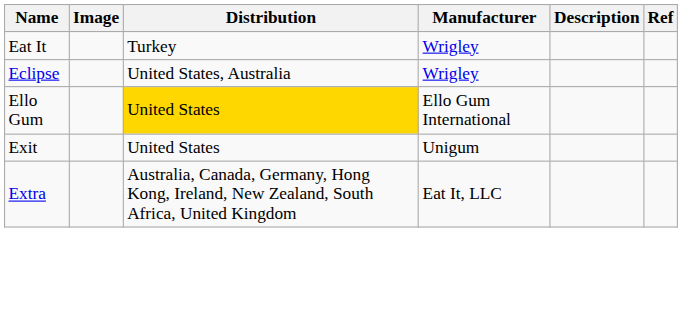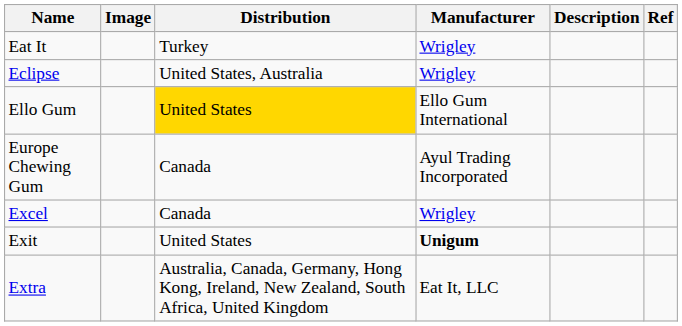+ row: (40, 166)
+ row: (28, 213)
(451, 147) normal -> (449, 240) bold
